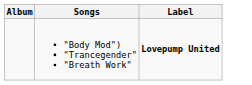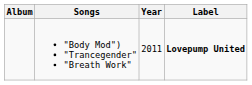+ column: (152, 11)
